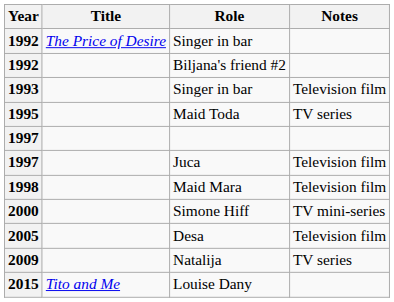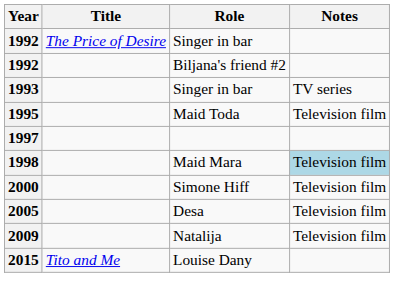(340, 89) Television film -> (322, 89) TV series
(322, 114) TV series -> (340, 114) Television film
- row: (23, 162)
(340, 187) no background -> (340, 162) lightblue background
(339, 211) TV mini-series -> (340, 187) Television film
(322, 260) TV series -> (340, 235) Television film
